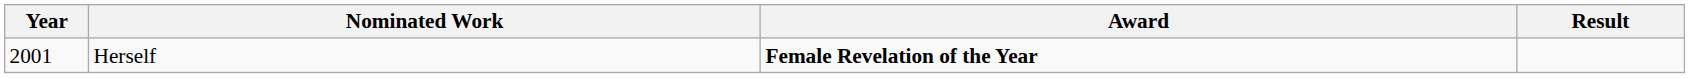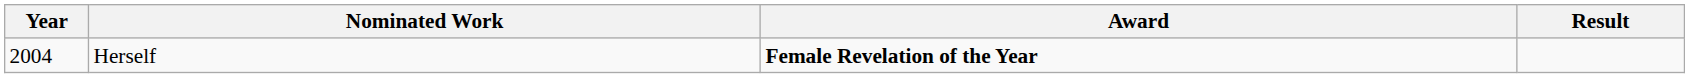(31, 55) 2001 -> (31, 55) 2004
